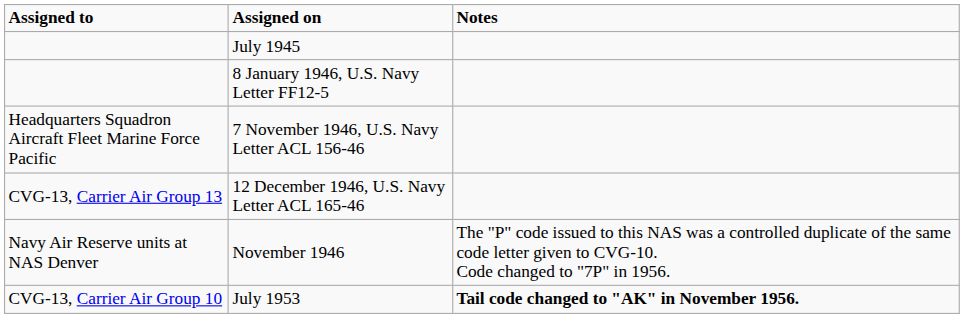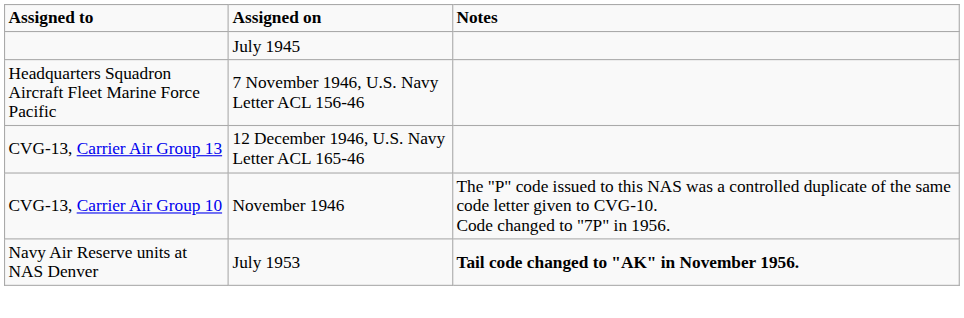- row: (326, 82)
(98, 252) Navy Air Reserve units at NAS Denver -> (115, 205) CVG-13, Carrier Air Group 10
(115, 299) CVG-13, Carrier Air Group 10 -> (98, 262) Navy Air Reserve units at NAS Denver
